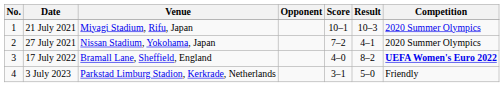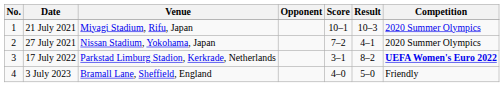(146, 58) Bramall Lane, Sheffield, England -> (178, 58) Parkstad Limburg Stadion, Kerkrade, Netherlands
(338, 58) 4–0 -> (338, 58) 3–1
(178, 74) Parkstad Limburg Stadion, Kerkrade, Netherlands -> (146, 74) Bramall Lane, Sheffield, England
(338, 74) 3–1 -> (338, 74) 4–0
